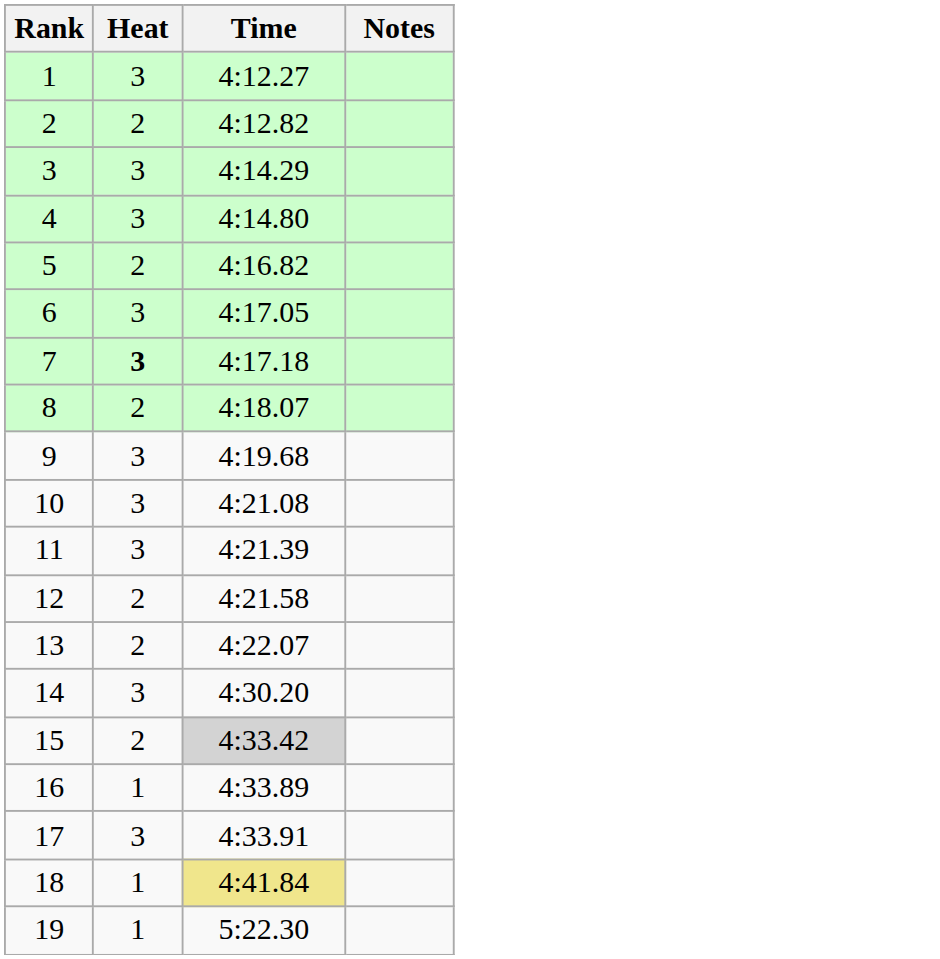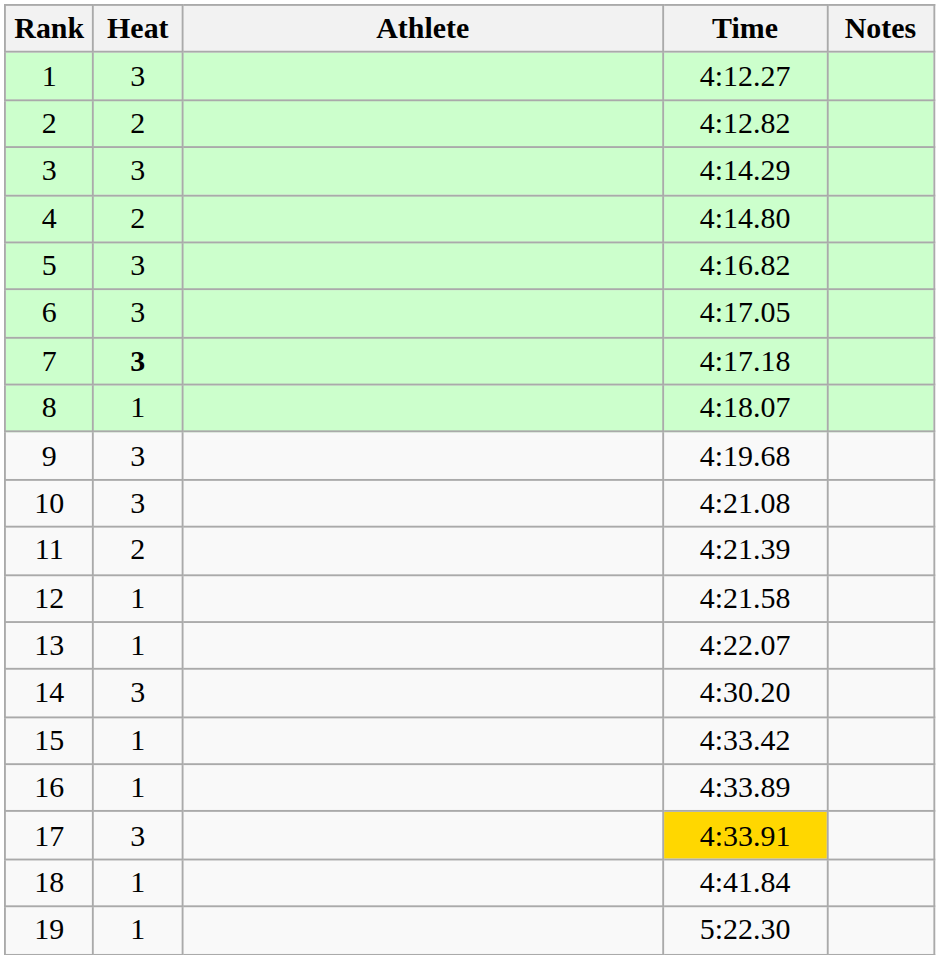+ column: (423, 28)
(138, 218) 3 -> (138, 218) 2
(138, 265) 2 -> (138, 265) 3
(138, 407) 2 -> (138, 407) 1
(138, 550) 3 -> (138, 550) 2
(138, 597) 2 -> (138, 597) 1
(138, 645) 2 -> (138, 645) 1
(138, 739) 2 -> (138, 739) 1
(264, 739) lightgrey background -> (745, 739) no background
(264, 834) no background -> (745, 834) gold background
(264, 882) khaki background -> (745, 882) no background
